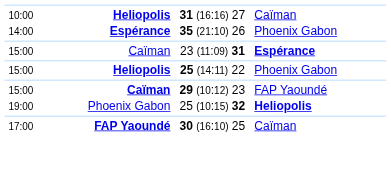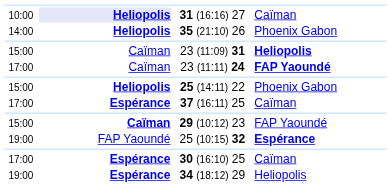(142, 15) no background -> (142, 15) lavender background
(140, 31) Espérance -> (142, 31) Heliopolis
(285, 51) Espérance -> (283, 51) Heliopolis
+ row: (21, 68)
+ row: (21, 104)
(129, 106) Phoenix Gabon -> (134, 139) FAP Yaoundé
(283, 106) Heliopolis -> (285, 139) Espérance
(132, 126) FAP Yaoundé -> (140, 159) Espérance
+ row: (21, 176)
